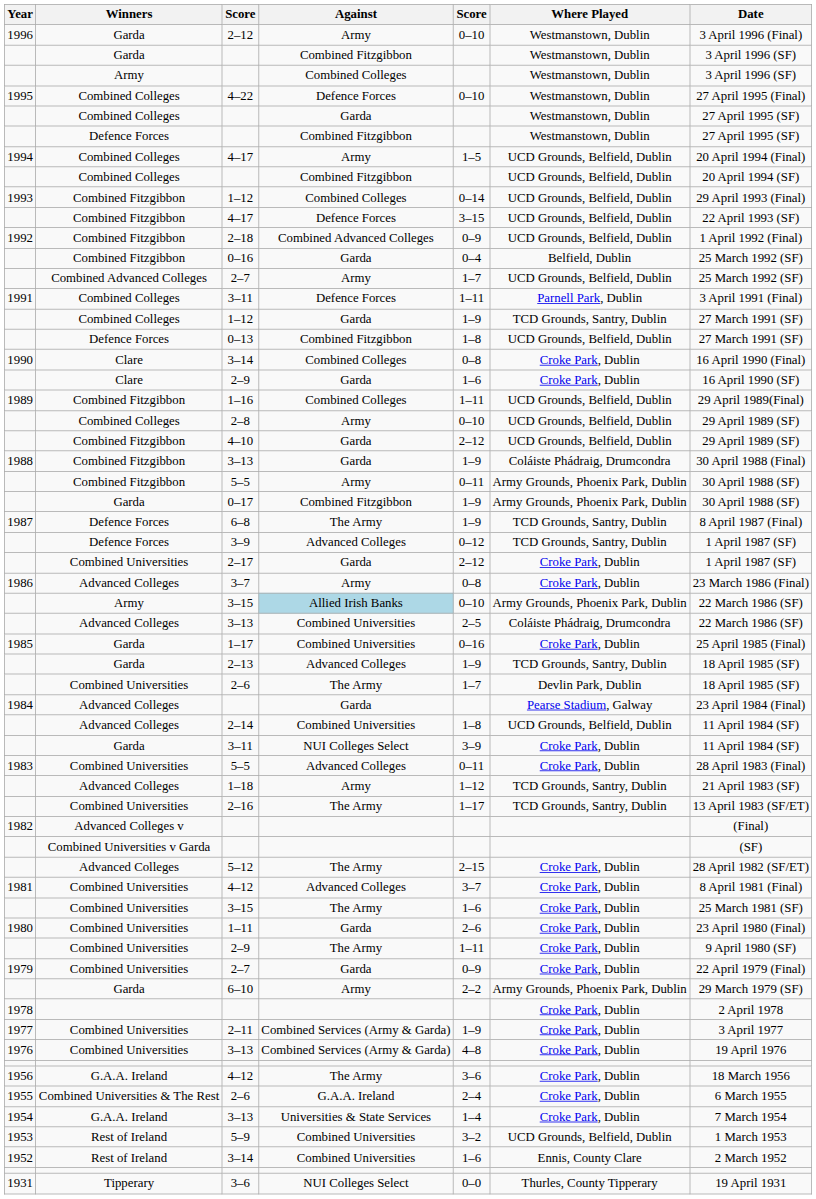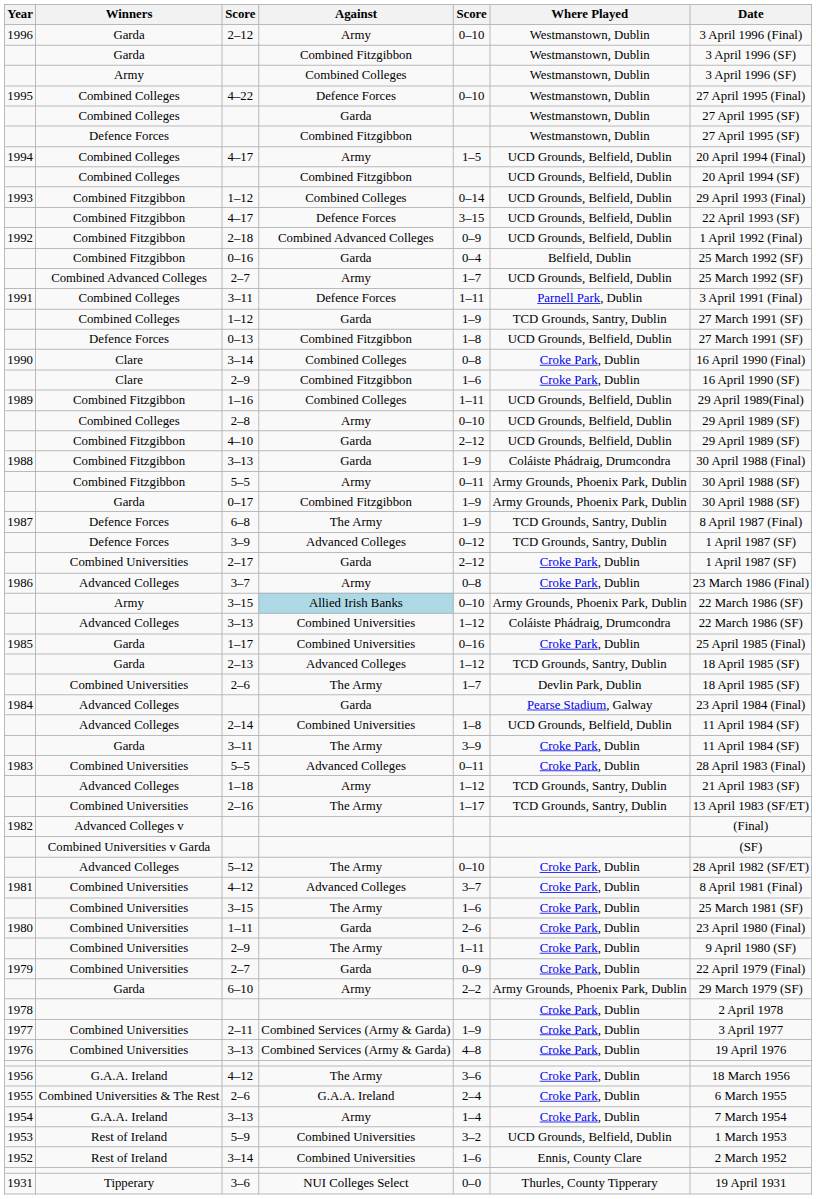(356, 380) Garda -> (356, 380) Combined Fitzgibbon
(472, 623) 2–5 -> (472, 623) 1–12
(472, 664) 1–9 -> (472, 664) 1–12
(356, 745) NUI Colleges Select -> (356, 745) The Army
(472, 867) 2–15 -> (472, 867) 0–10
(356, 1116) Universities & State Services -> (356, 1116) Army
